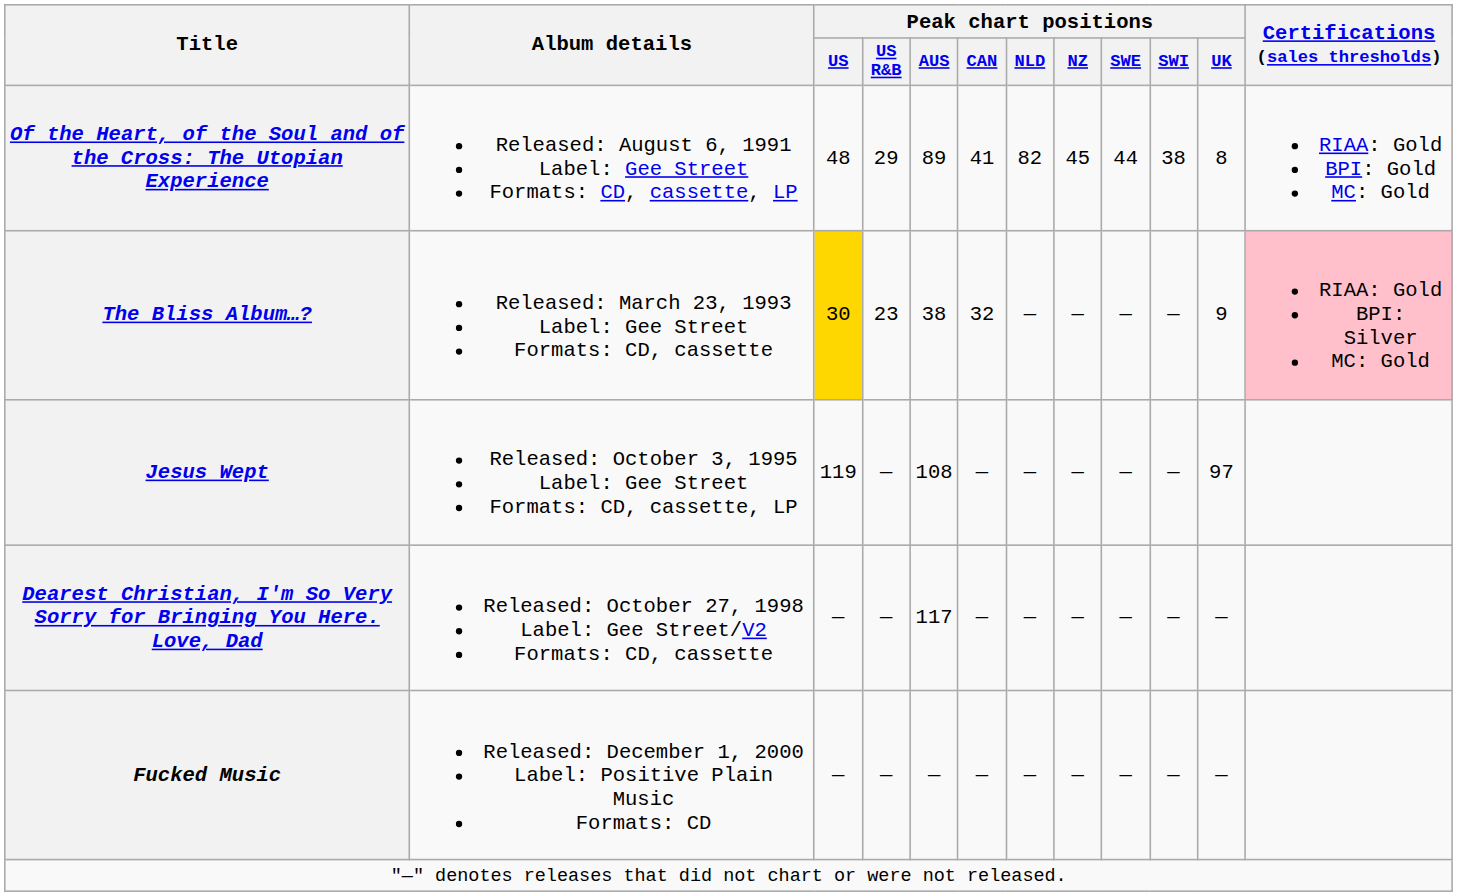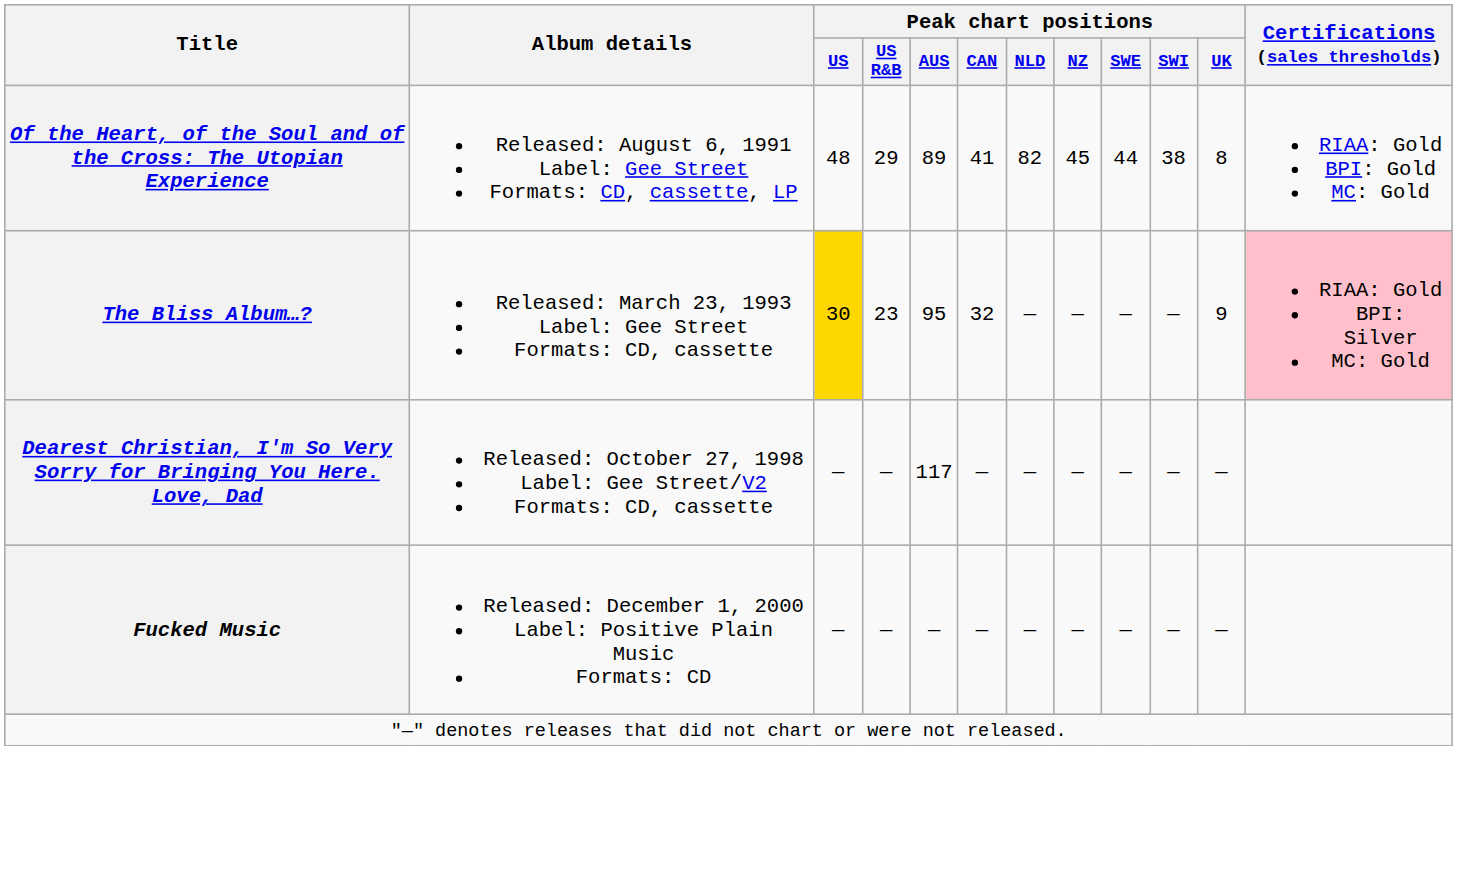(934, 315) 38 -> (934, 315) 95
- row: (207, 472)
